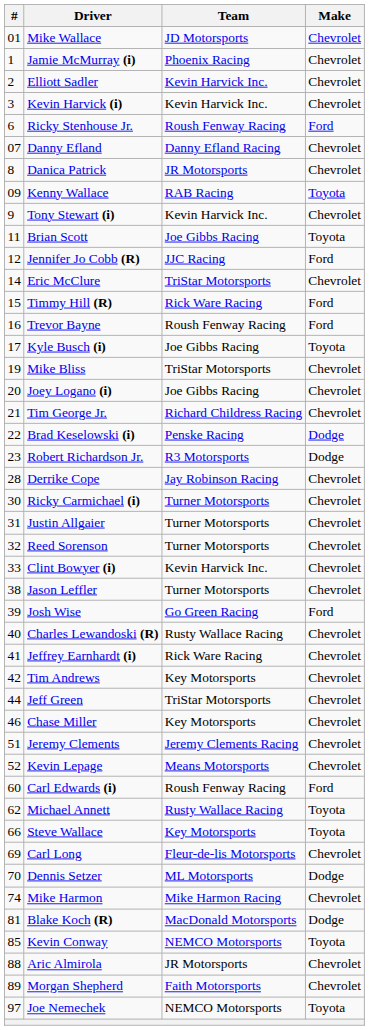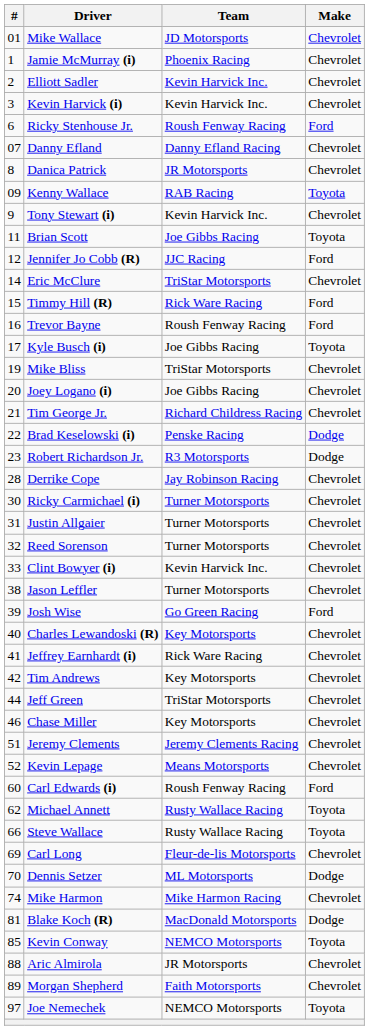(224, 633) Rusty Wallace Racing -> (210, 633) Key Motorsports
(210, 831) Key Motorsports -> (224, 831) Rusty Wallace Racing
